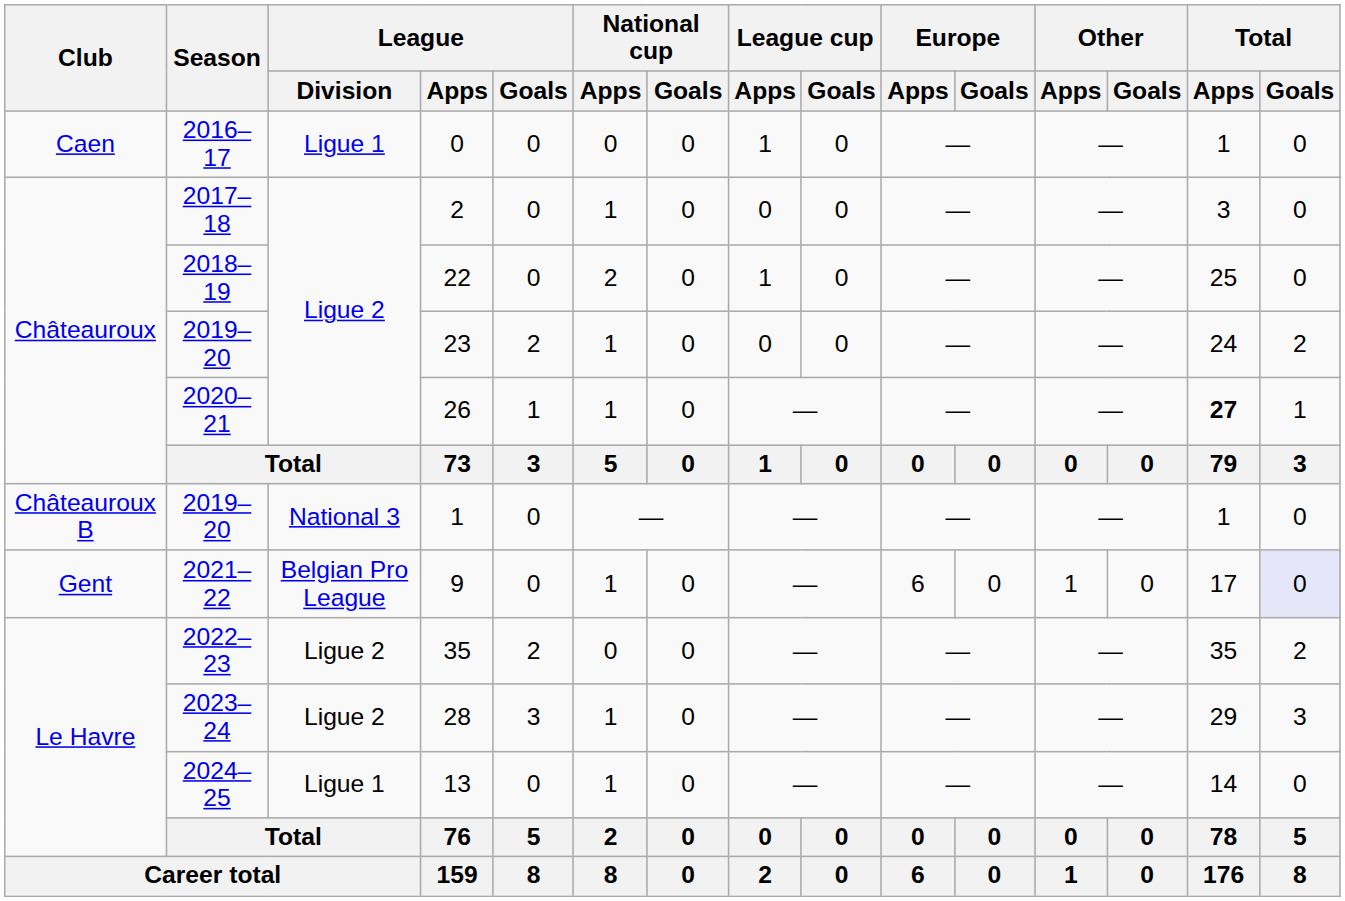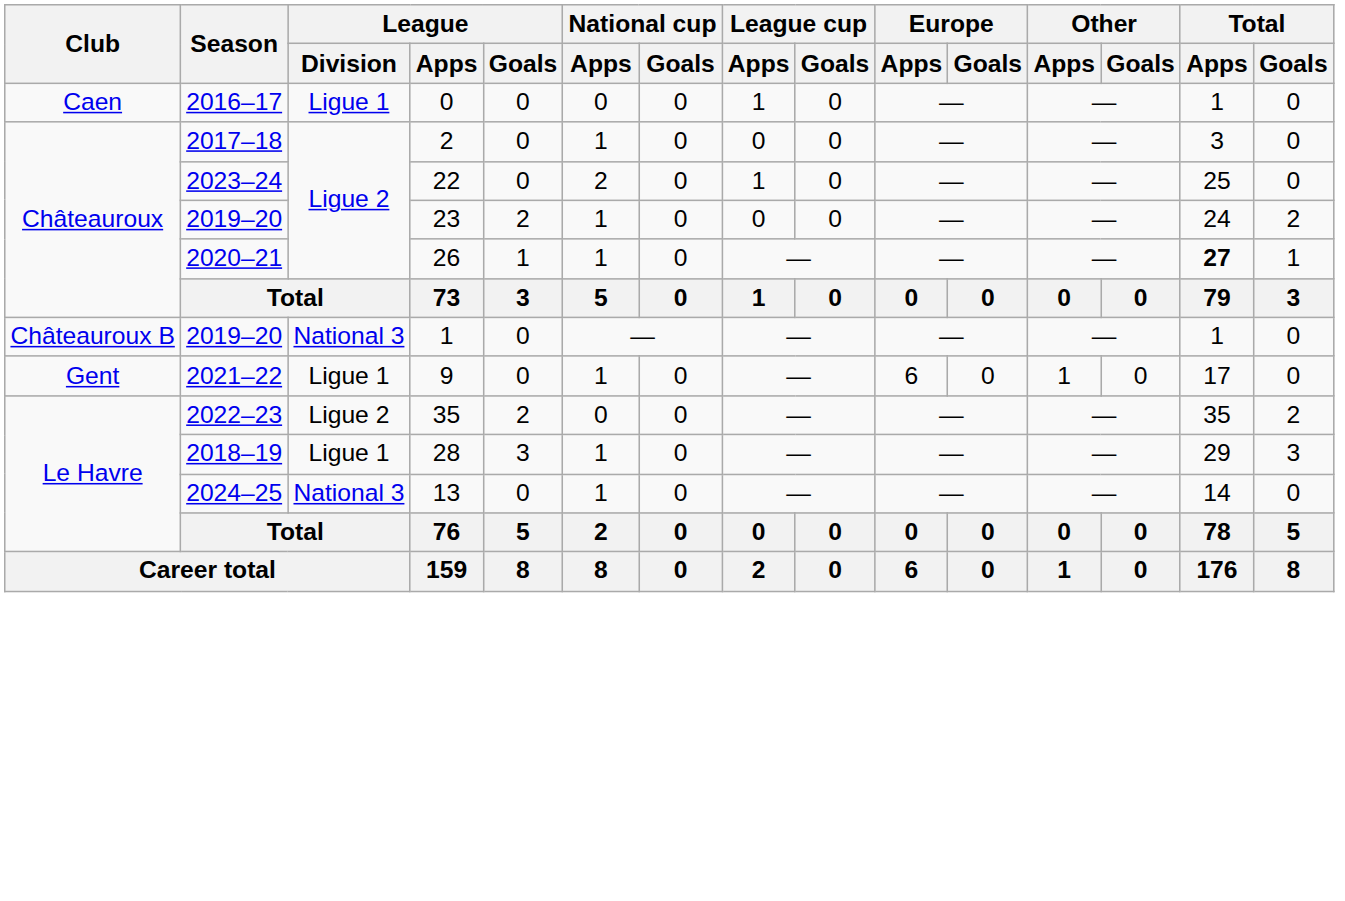(217, 277) 2018–19 -> (234, 180) 2023–24
(344, 583) Belgian Pro League -> (349, 375) Ligue 1
(1300, 583) lavender background -> (1293, 375) no background
(217, 717) 2023–24 -> (234, 453) 2018–19
(344, 717) Ligue 2 -> (349, 453) Ligue 1
(344, 784) Ligue 1 -> (349, 492) National 3
